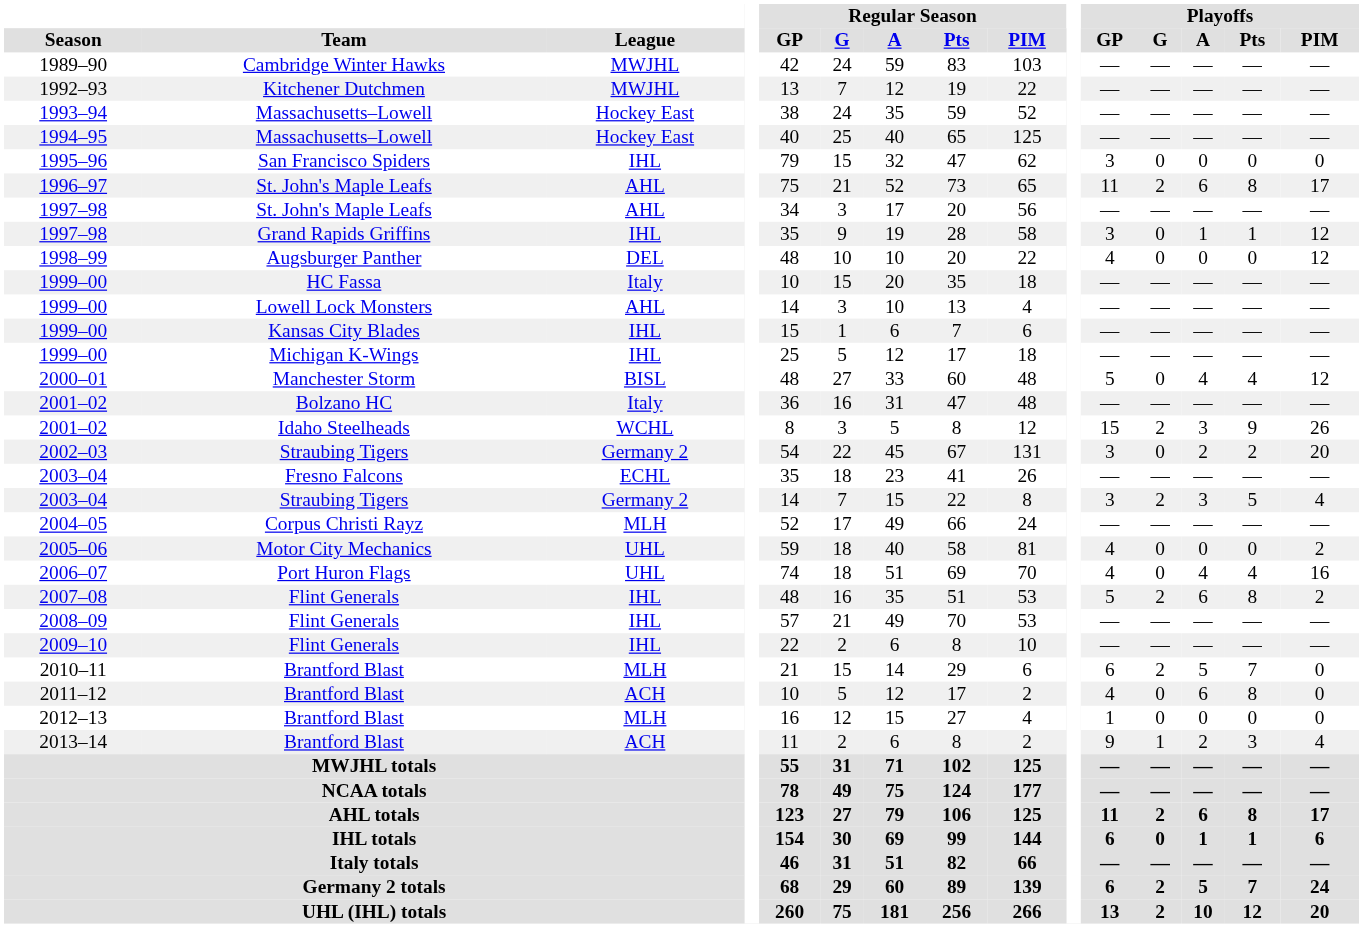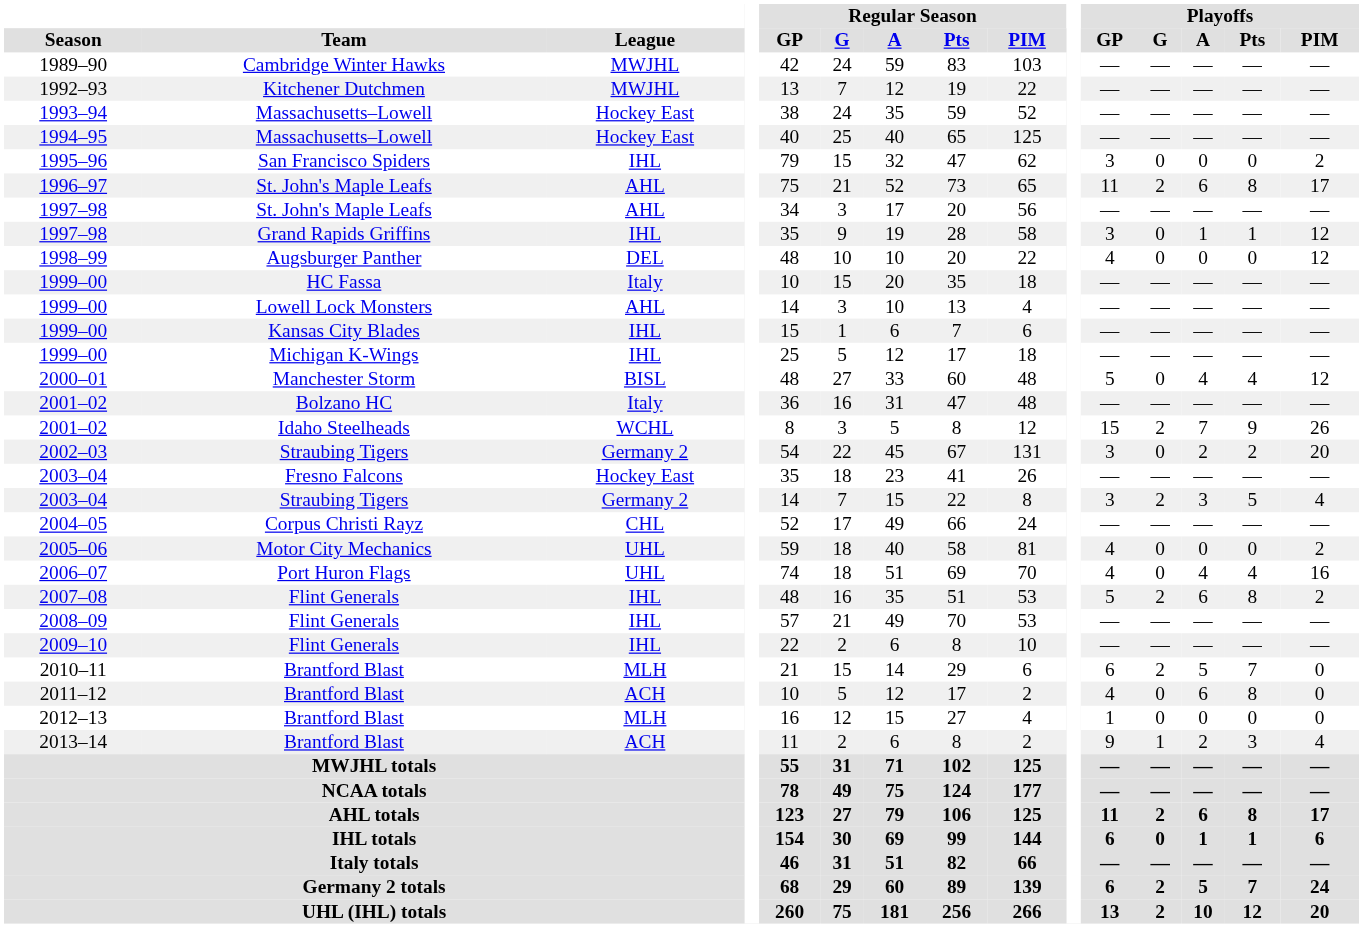(1320, 161) 0 -> (1320, 161) 2
(1203, 427) 3 -> (1203, 427) 7
(645, 475) ECHL -> (645, 475) Hockey East
(645, 524) MLH -> (645, 524) CHL
